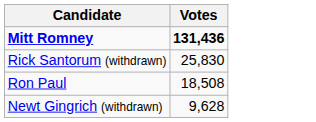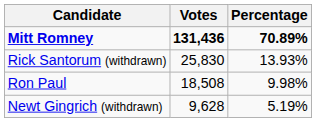+ column: (269, 15)
